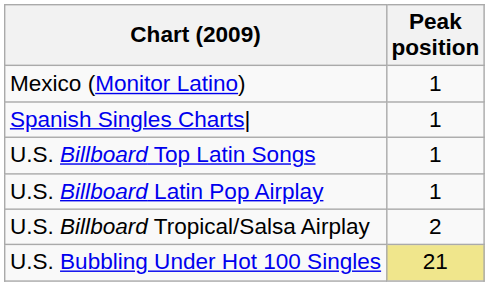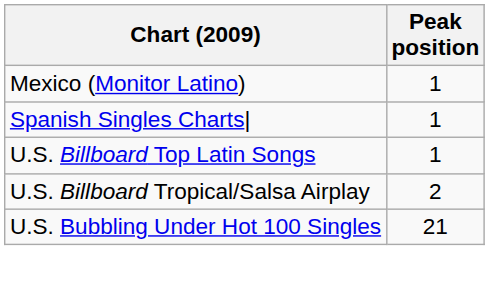- row: (167, 190)
(435, 262) khaki background -> (435, 226) no background
